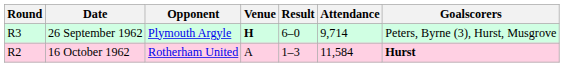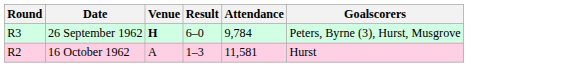- column: (193, 14)
(334, 33) 9,714 -> (238, 33) 9,784
(337, 52) 11,584 -> (241, 52) 11,581
(400, 52) bold -> (303, 52) normal
